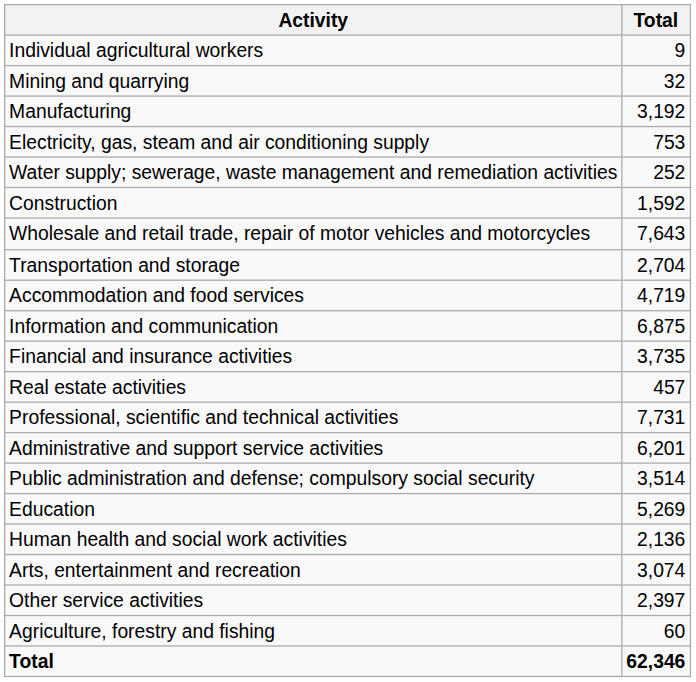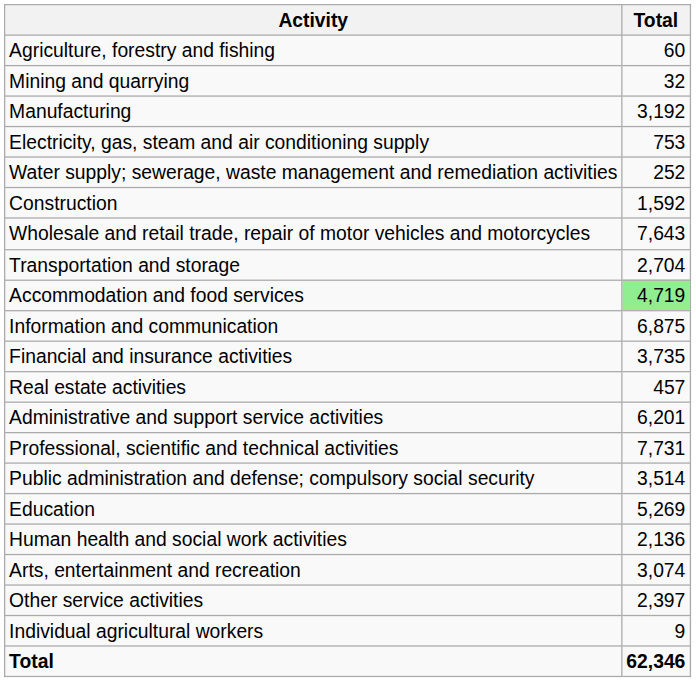rows swapped: (142, 631) <-> (136, 51)
(661, 295) no background -> (661, 295) lightgreen background
rows swapped: (204, 417) <-> (196, 448)
